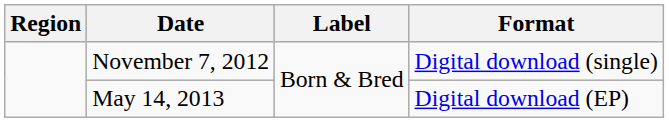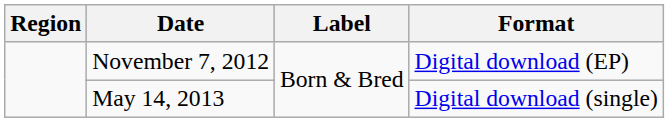(536, 60) Digital download (single) -> (522, 60) Digital download (EP)
(522, 98) Digital download (EP) -> (536, 98) Digital download (single)
